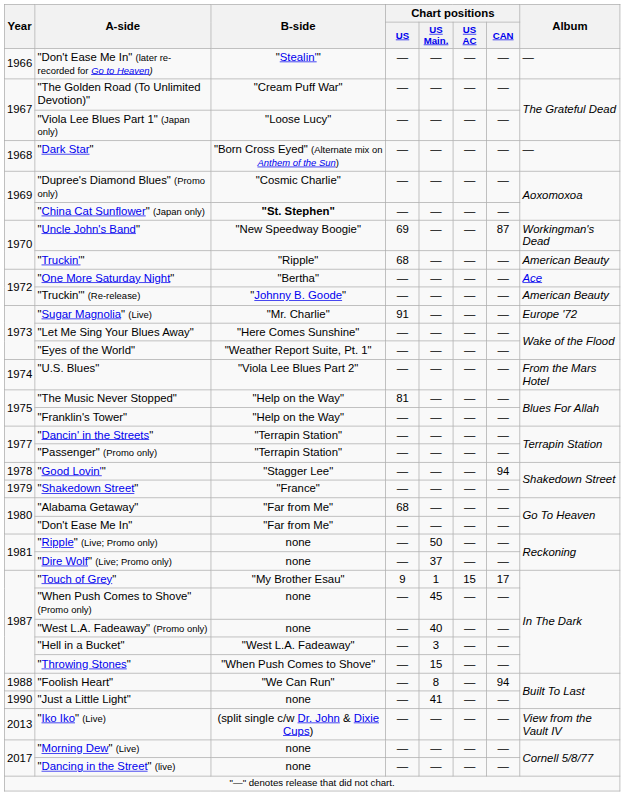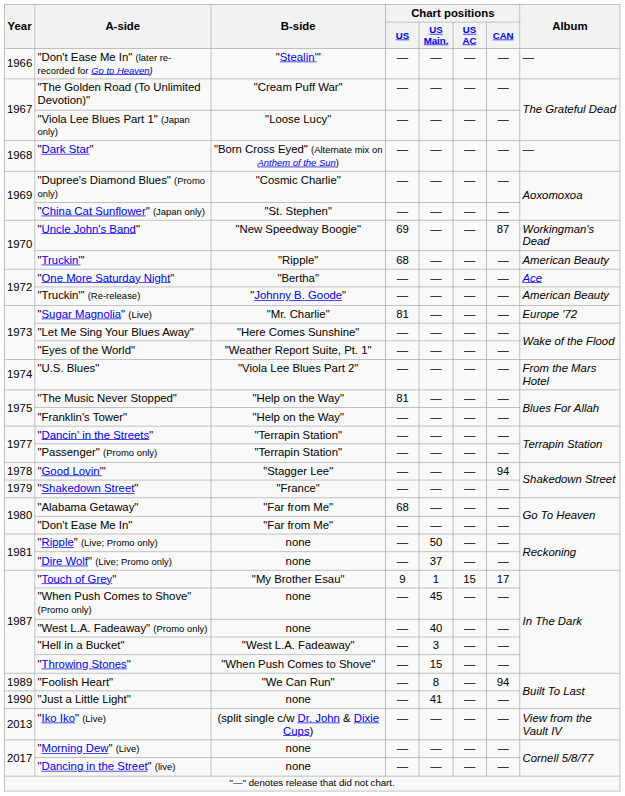(298, 211) bold -> (298, 211) normal
(403, 314) 91 -> (403, 314) 81
(20, 682) 1988 -> (20, 682) 1989
